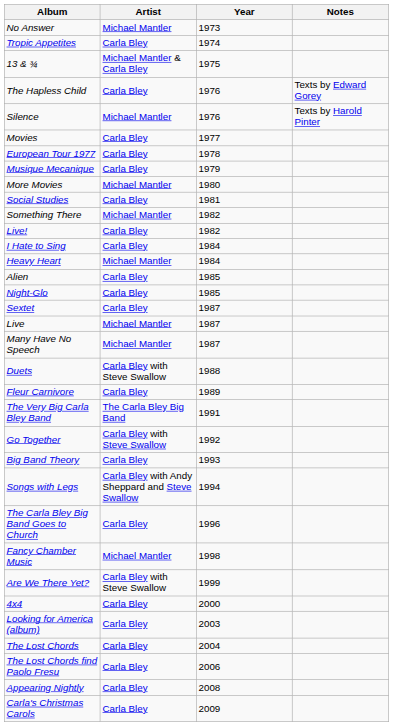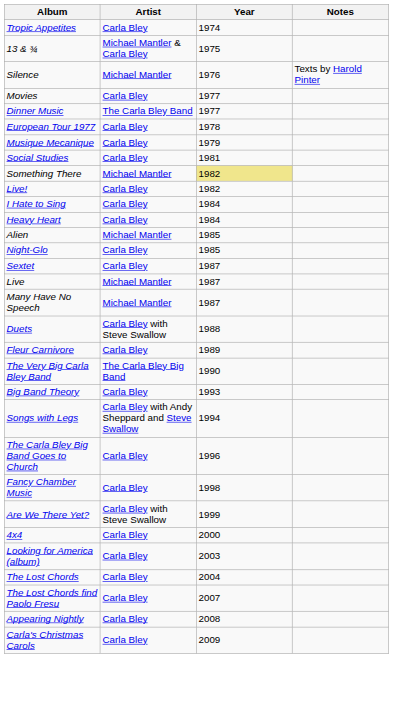- row: (30, 27)
- row: (46, 90)
+ row: (35, 111)
- row: (34, 184)
(209, 215) no background -> (209, 173) khaki background
(137, 261) Michael Mantler -> (125, 219) Carla Bley
(125, 277) Carla Bley -> (137, 235) Michael Mantler
(209, 413) 1991 -> (209, 371) 1990
- row: (34, 439)
(137, 556) Michael Mantler -> (125, 488) Carla Bley
(209, 666) 2006 -> (209, 598) 2007
